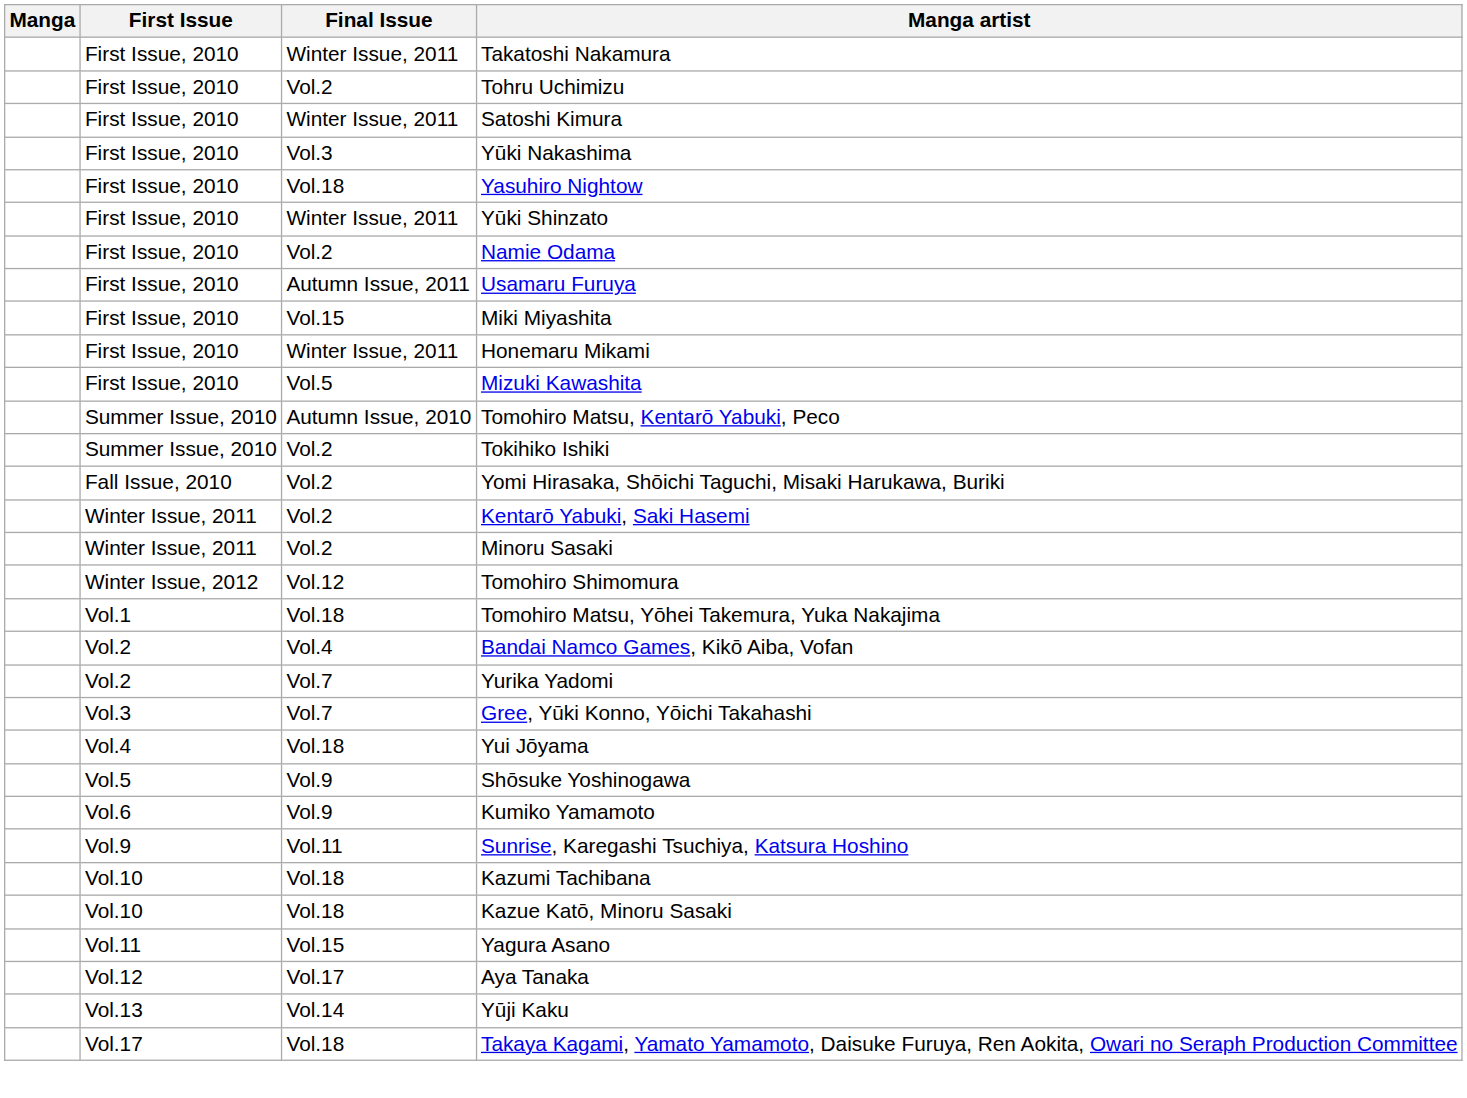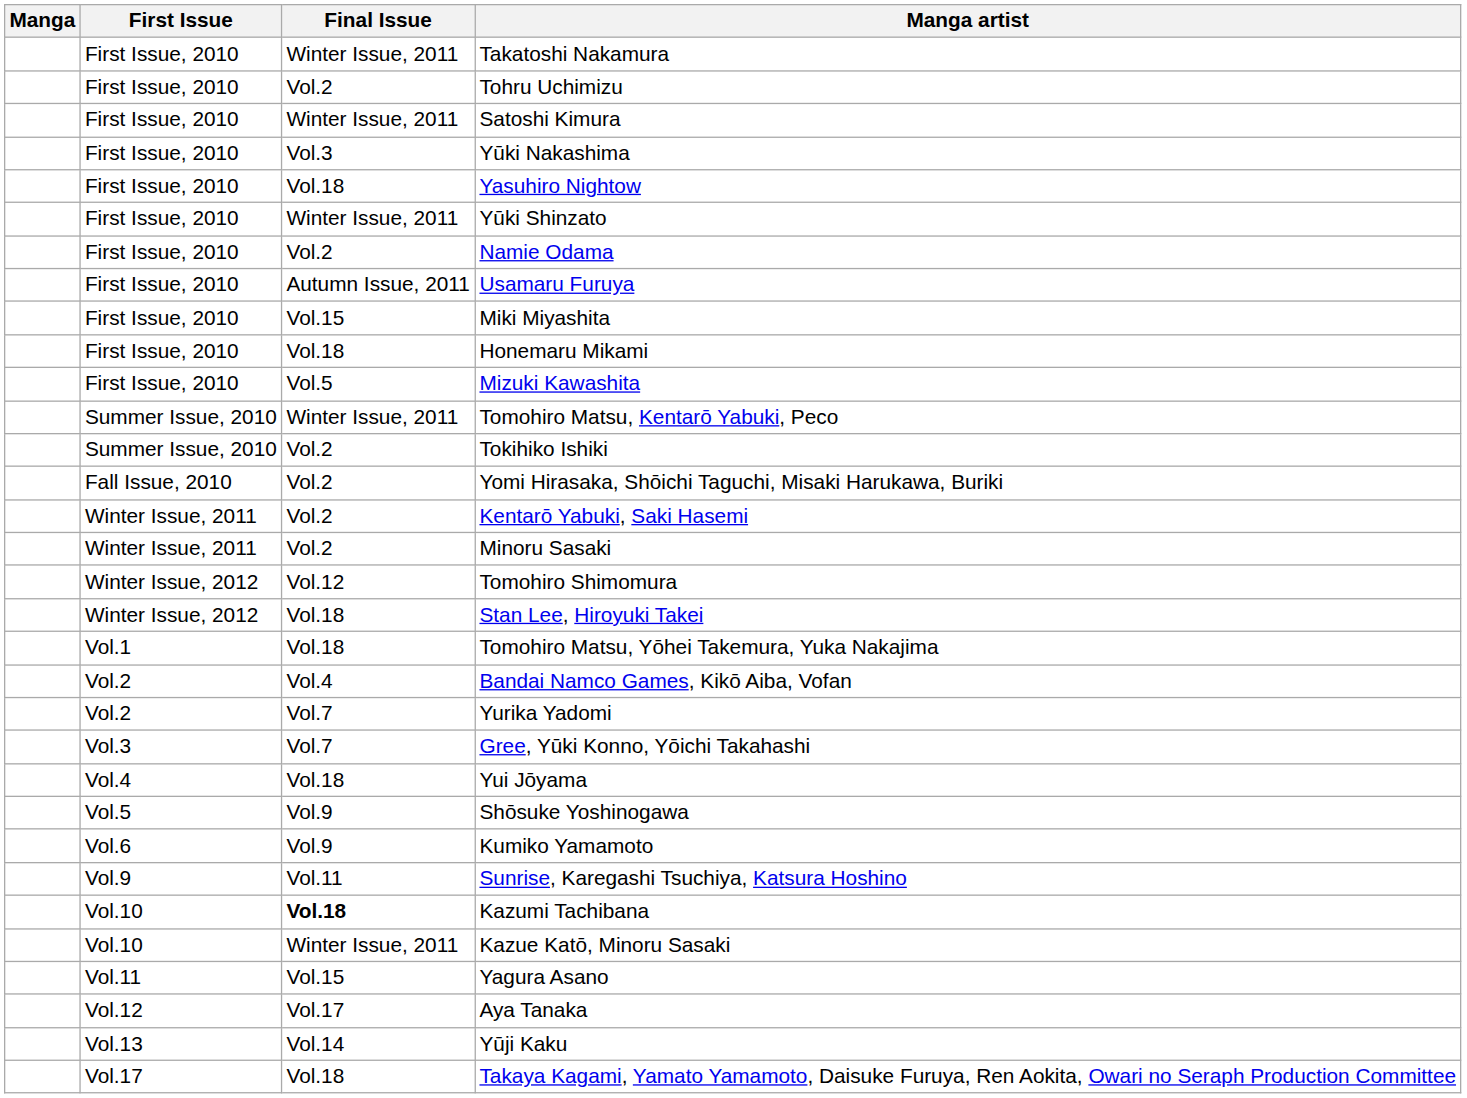(372, 350) Winter Issue, 2011 -> (315, 350) Vol.18
(379, 416) Autumn Issue, 2010 -> (372, 416) Winter Issue, 2011
+ row: (591, 614)
(315, 878) normal -> (316, 911) bold
(315, 911) Vol.18 -> (372, 944) Winter Issue, 2011
